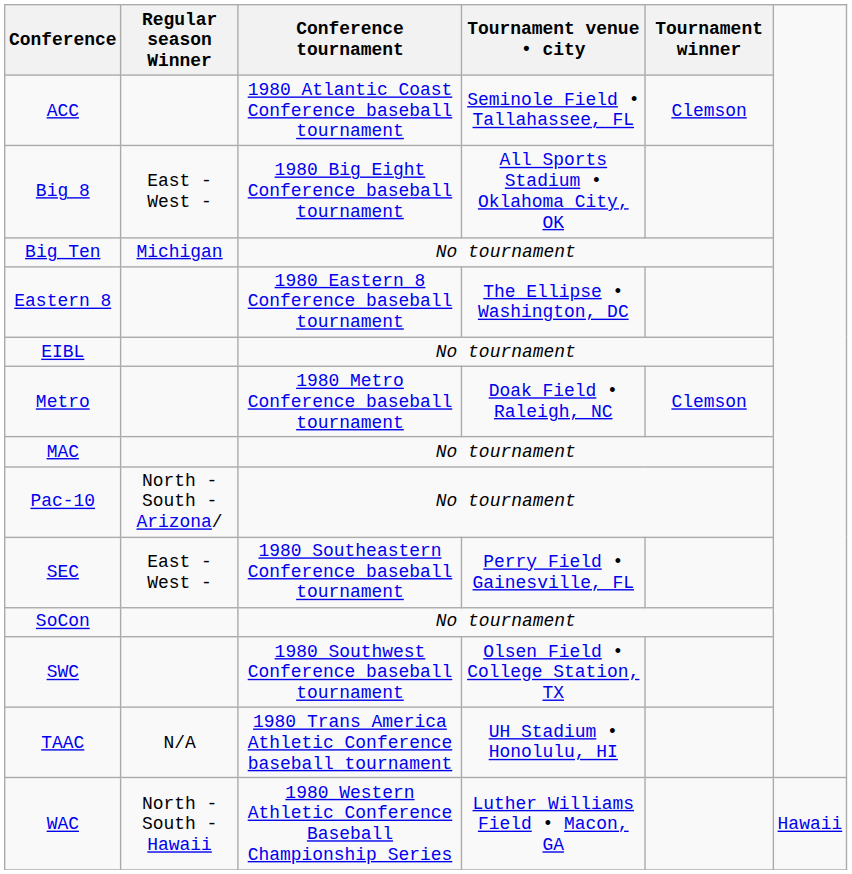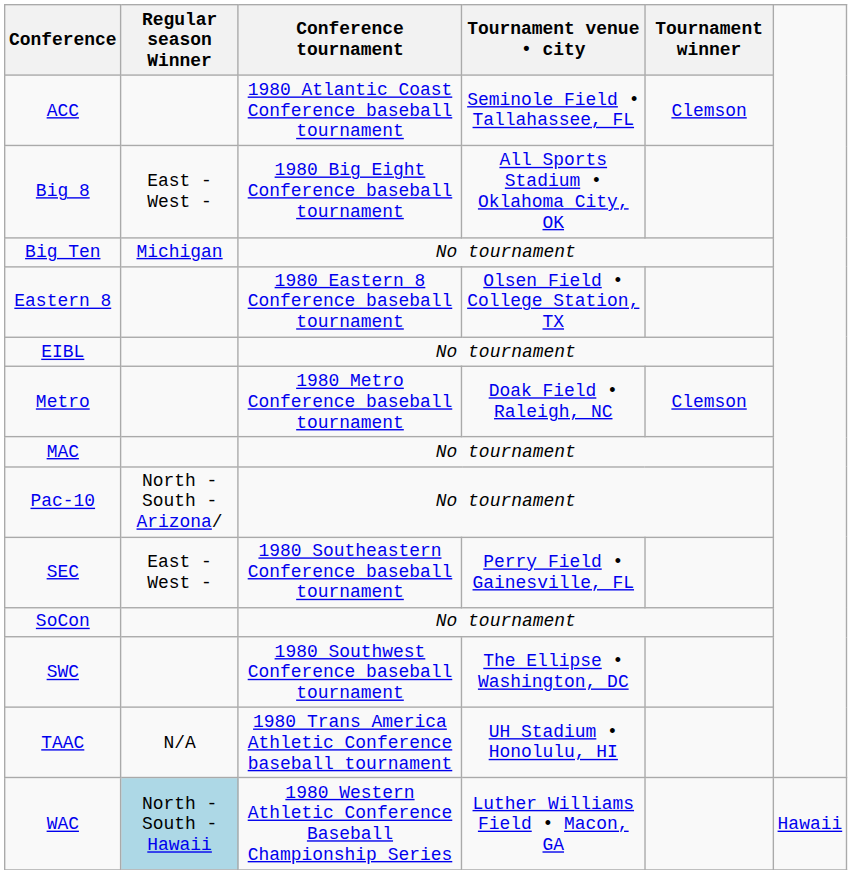(553, 302) The Ellipse • Washington, DC -> (553, 302) Olsen Field • College Station, TX
(553, 672) Olsen Field • College Station, TX -> (553, 672) The Ellipse • Washington, DC
(180, 824) no background -> (180, 824) lightblue background
